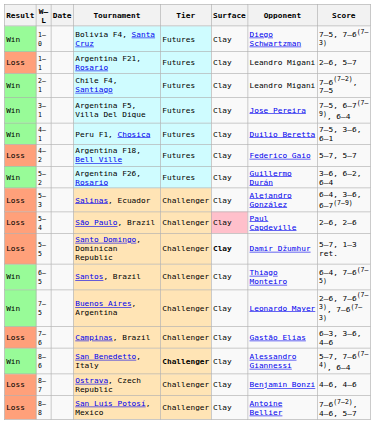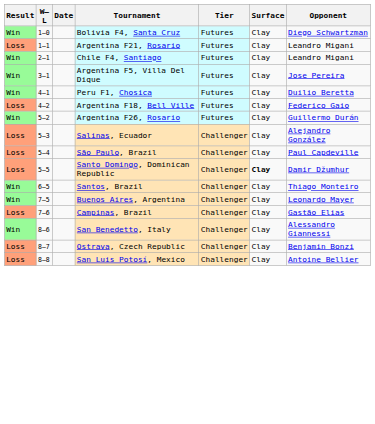- column: (344, 15)
(222, 223) pink background -> (261, 152) no background
(186, 361) bold -> (224, 229) normal
